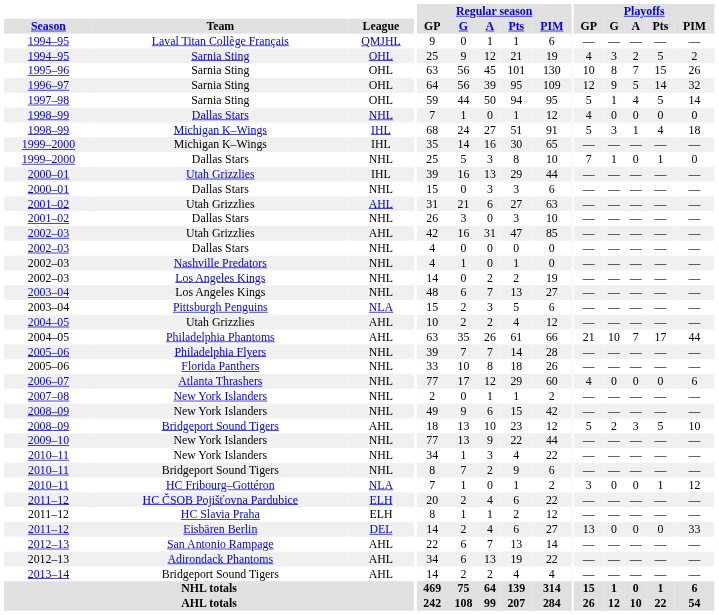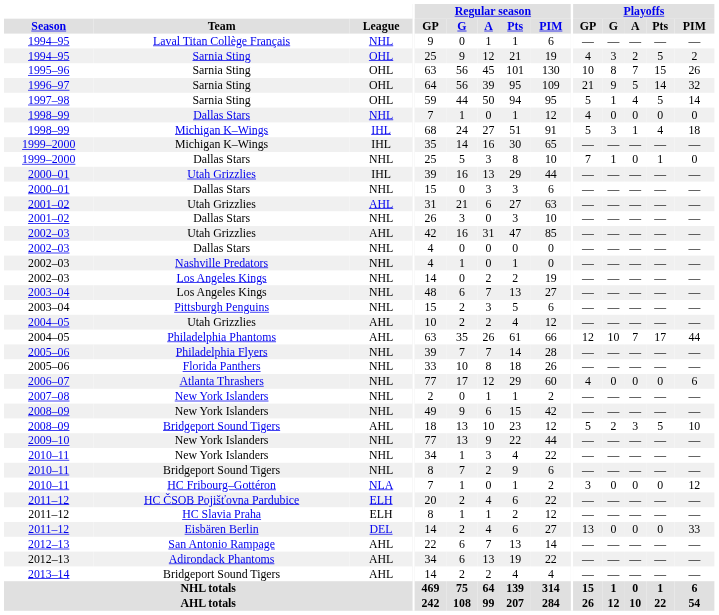(381, 41) QMJHL -> (381, 41) NHL
(589, 85) 12 -> (588, 85) 21
(381, 307) NLA -> (381, 307) NHL
(589, 337) 21 -> (588, 337) 12
(661, 485) 1 -> (660, 485) 0
